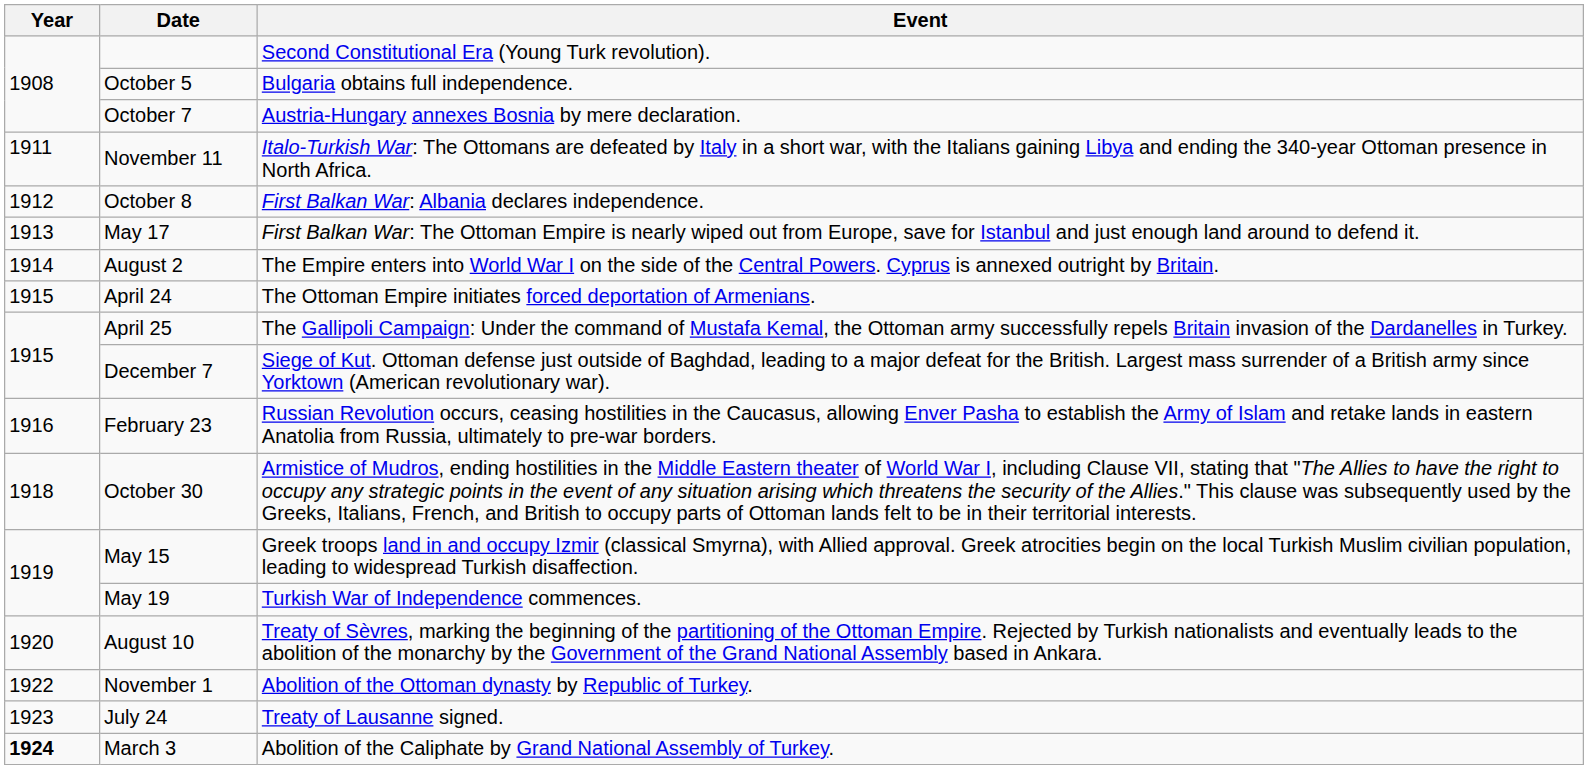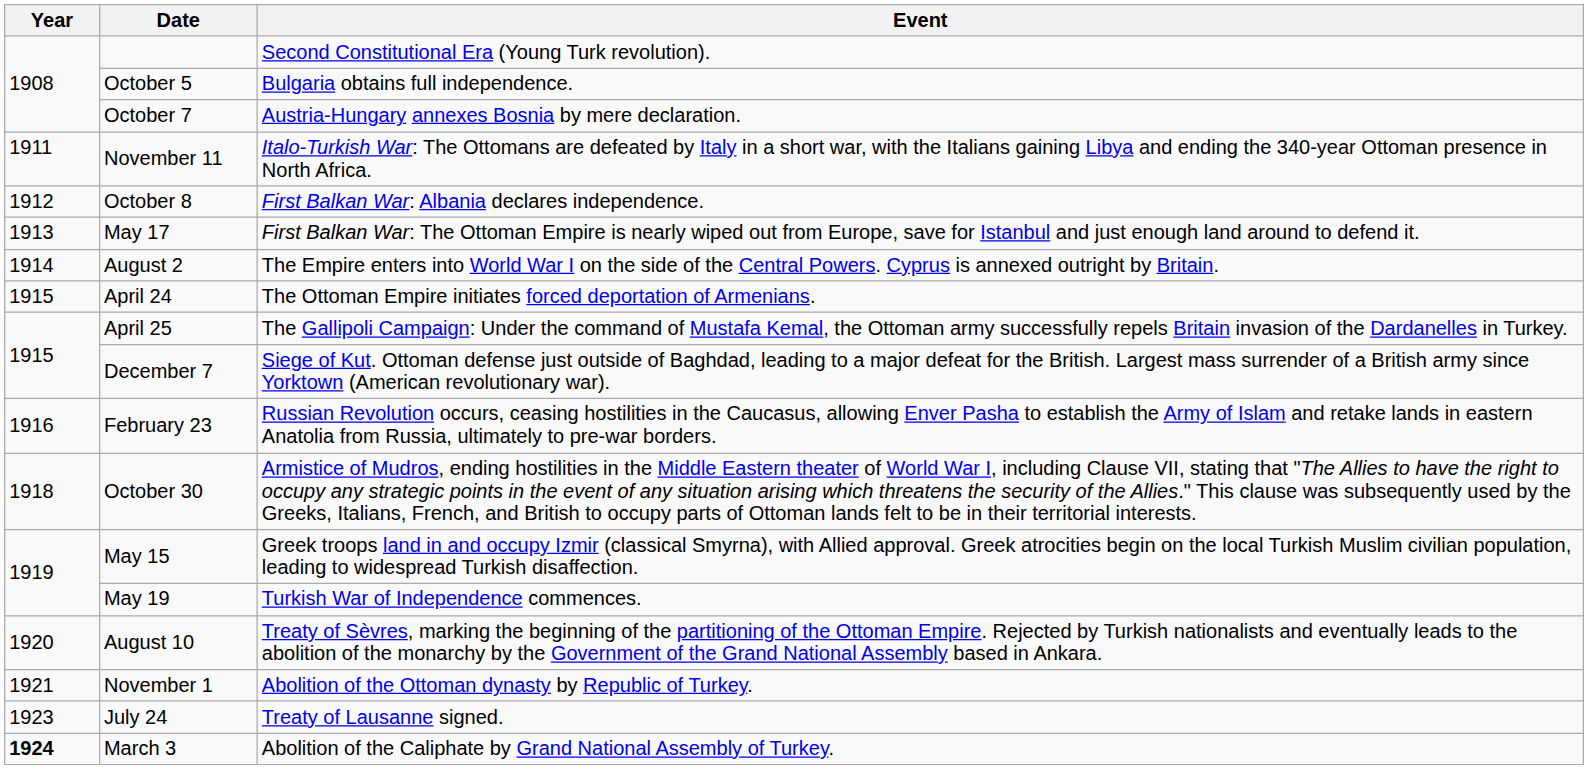(31, 685) 1922 -> (31, 685) 1921
